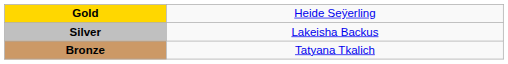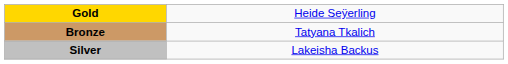rows swapped: (85, 31) <-> (85, 50)
